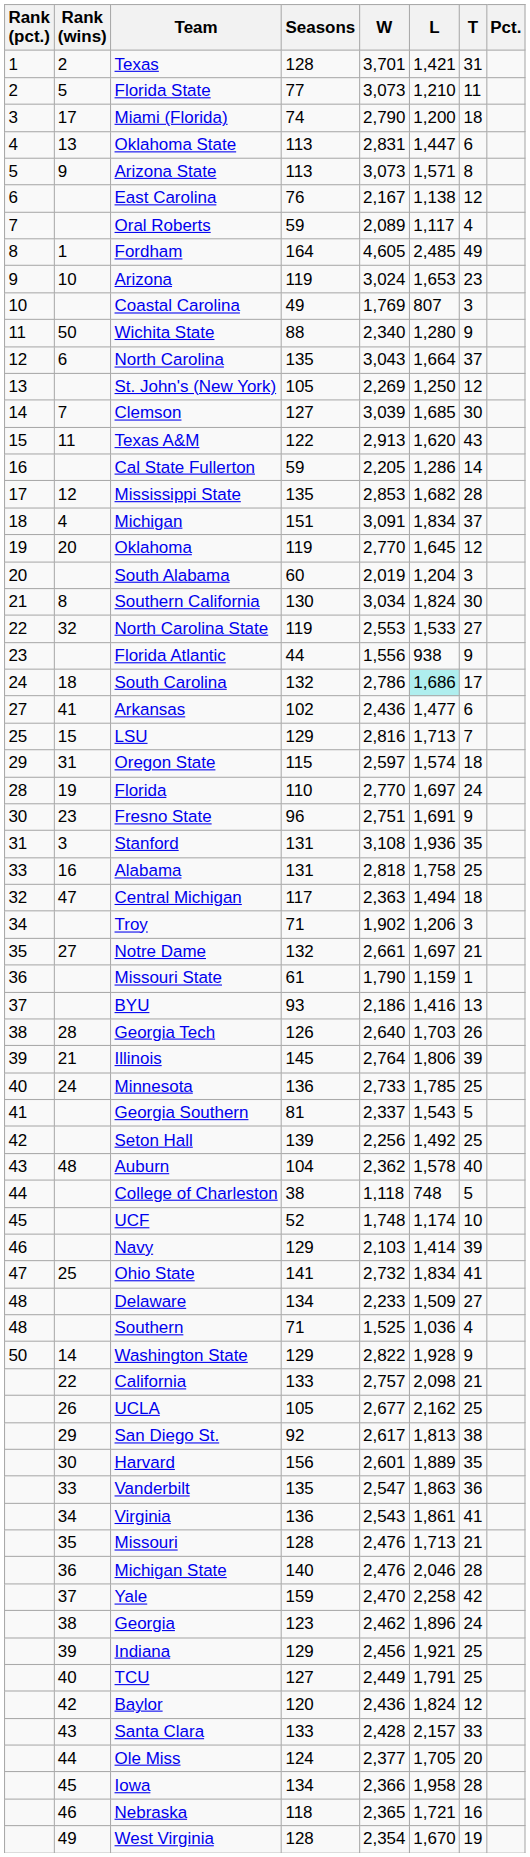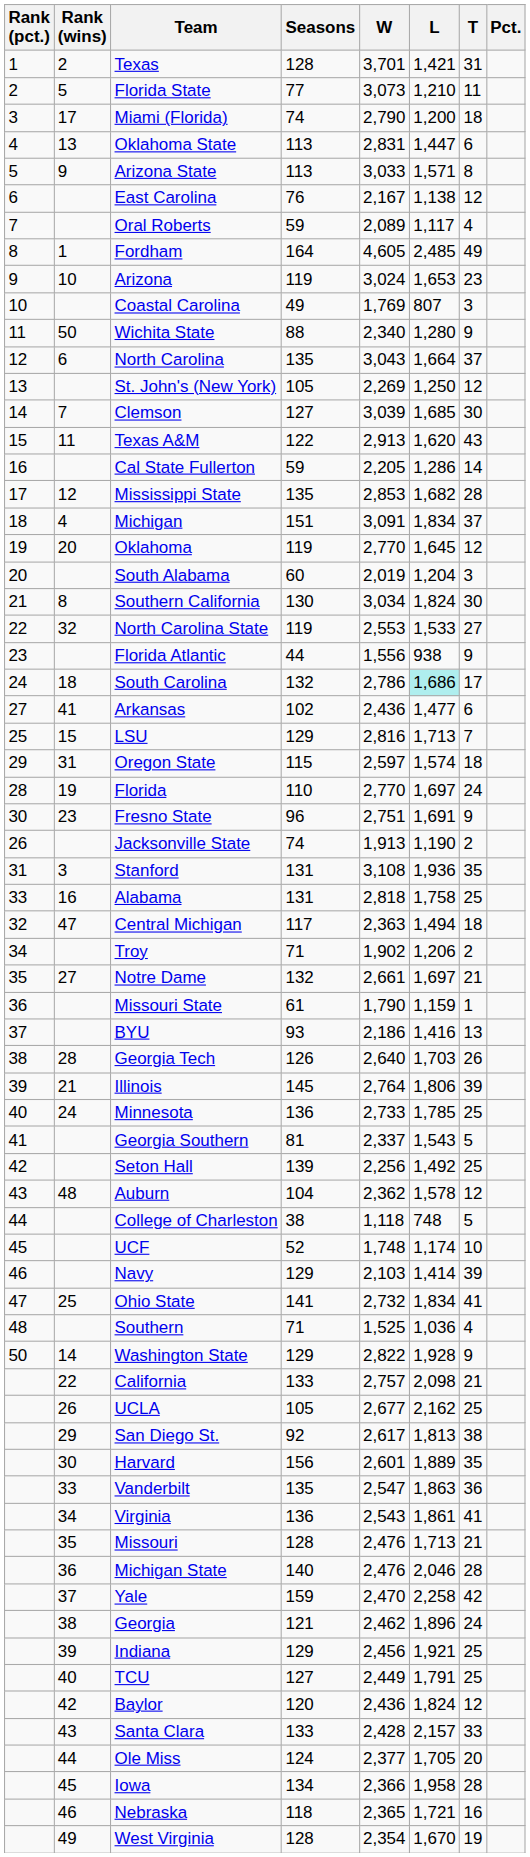(384, 171) 3,073 -> (384, 171) 3,033
+ row: (182, 843)
(468, 924) 3 -> (468, 951) 2
(473, 1166) 40 -> (473, 1193) 12
- row: (150, 1301)
(300, 1623) 123 -> (300, 1623) 121
